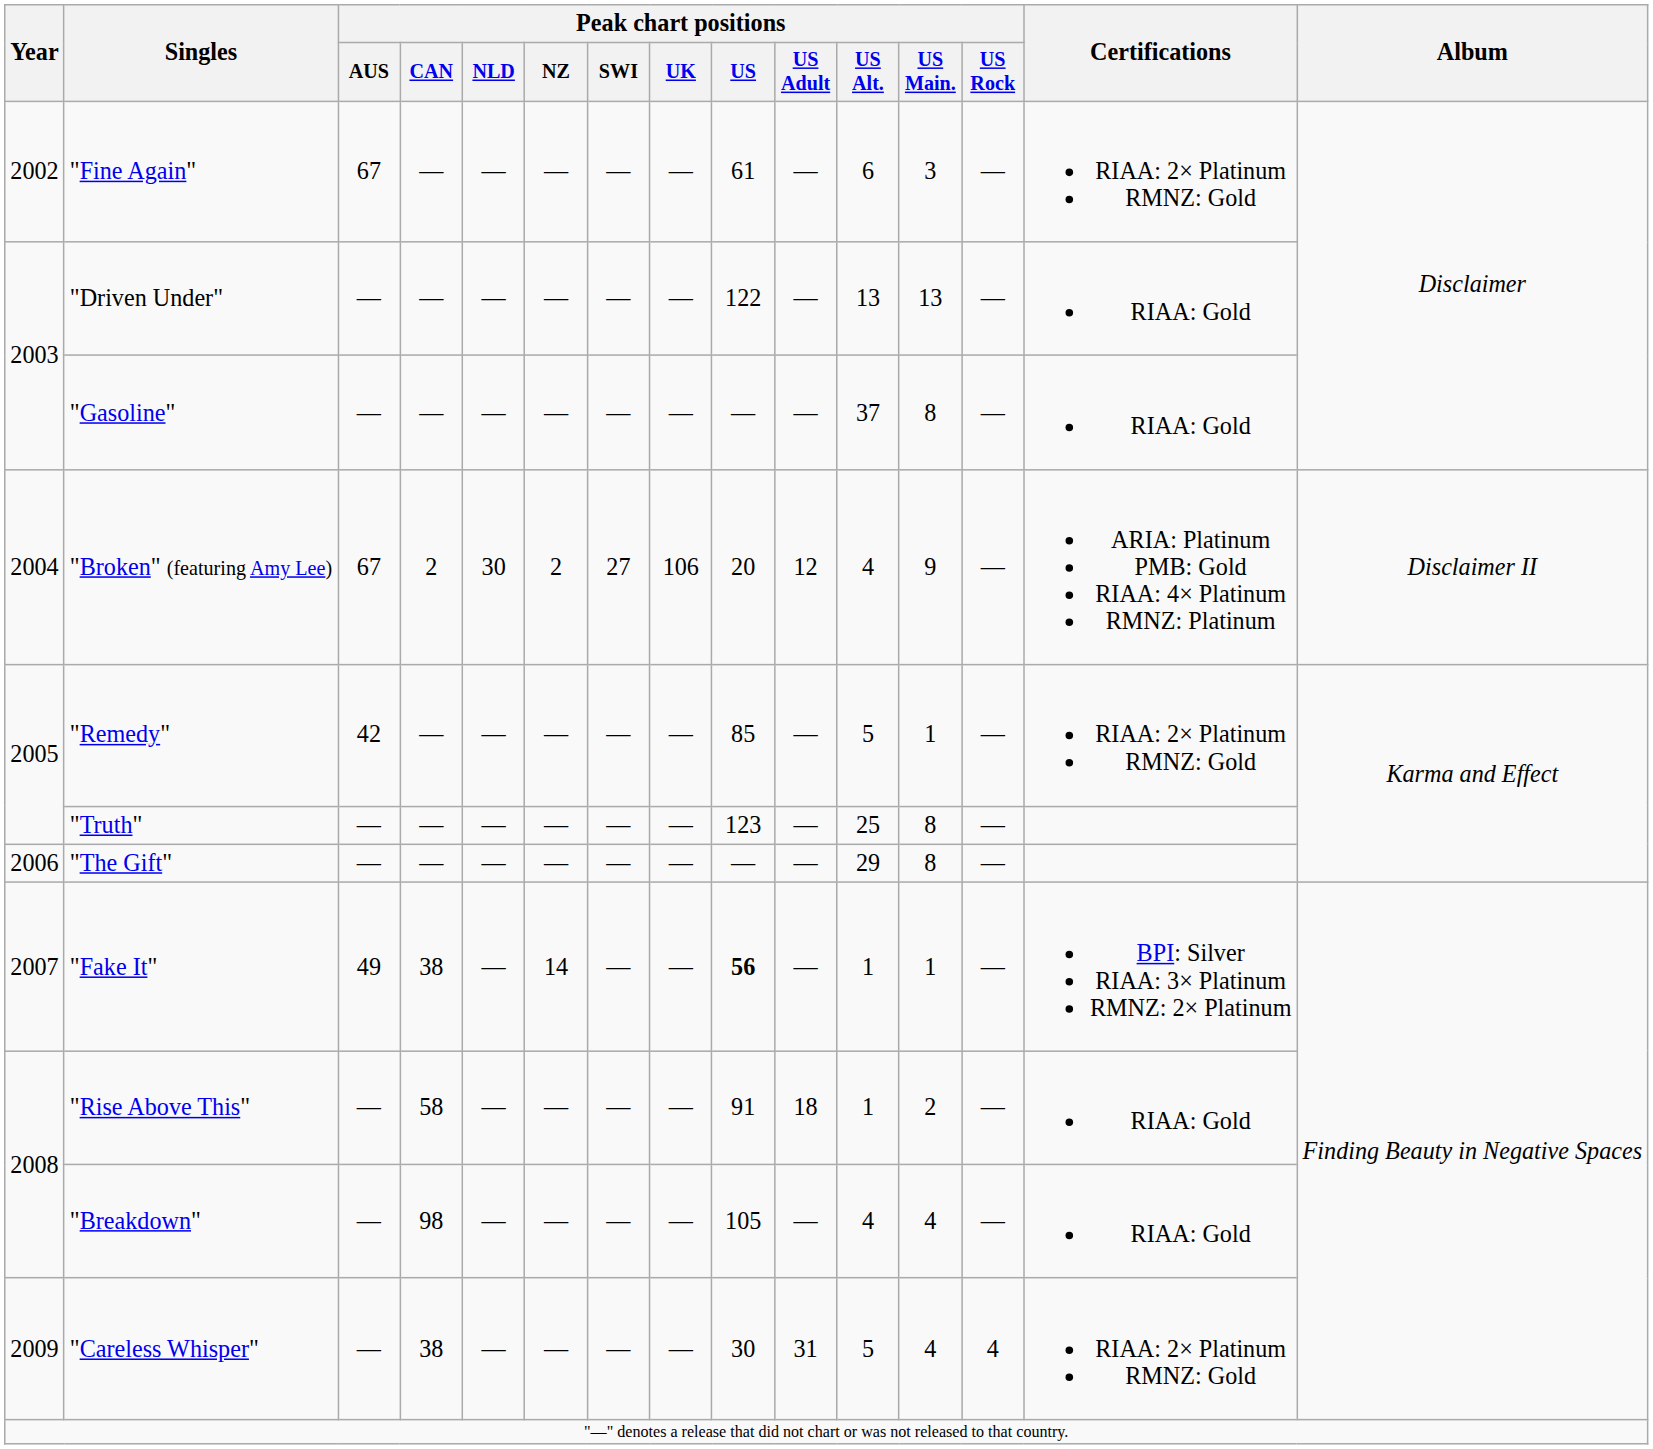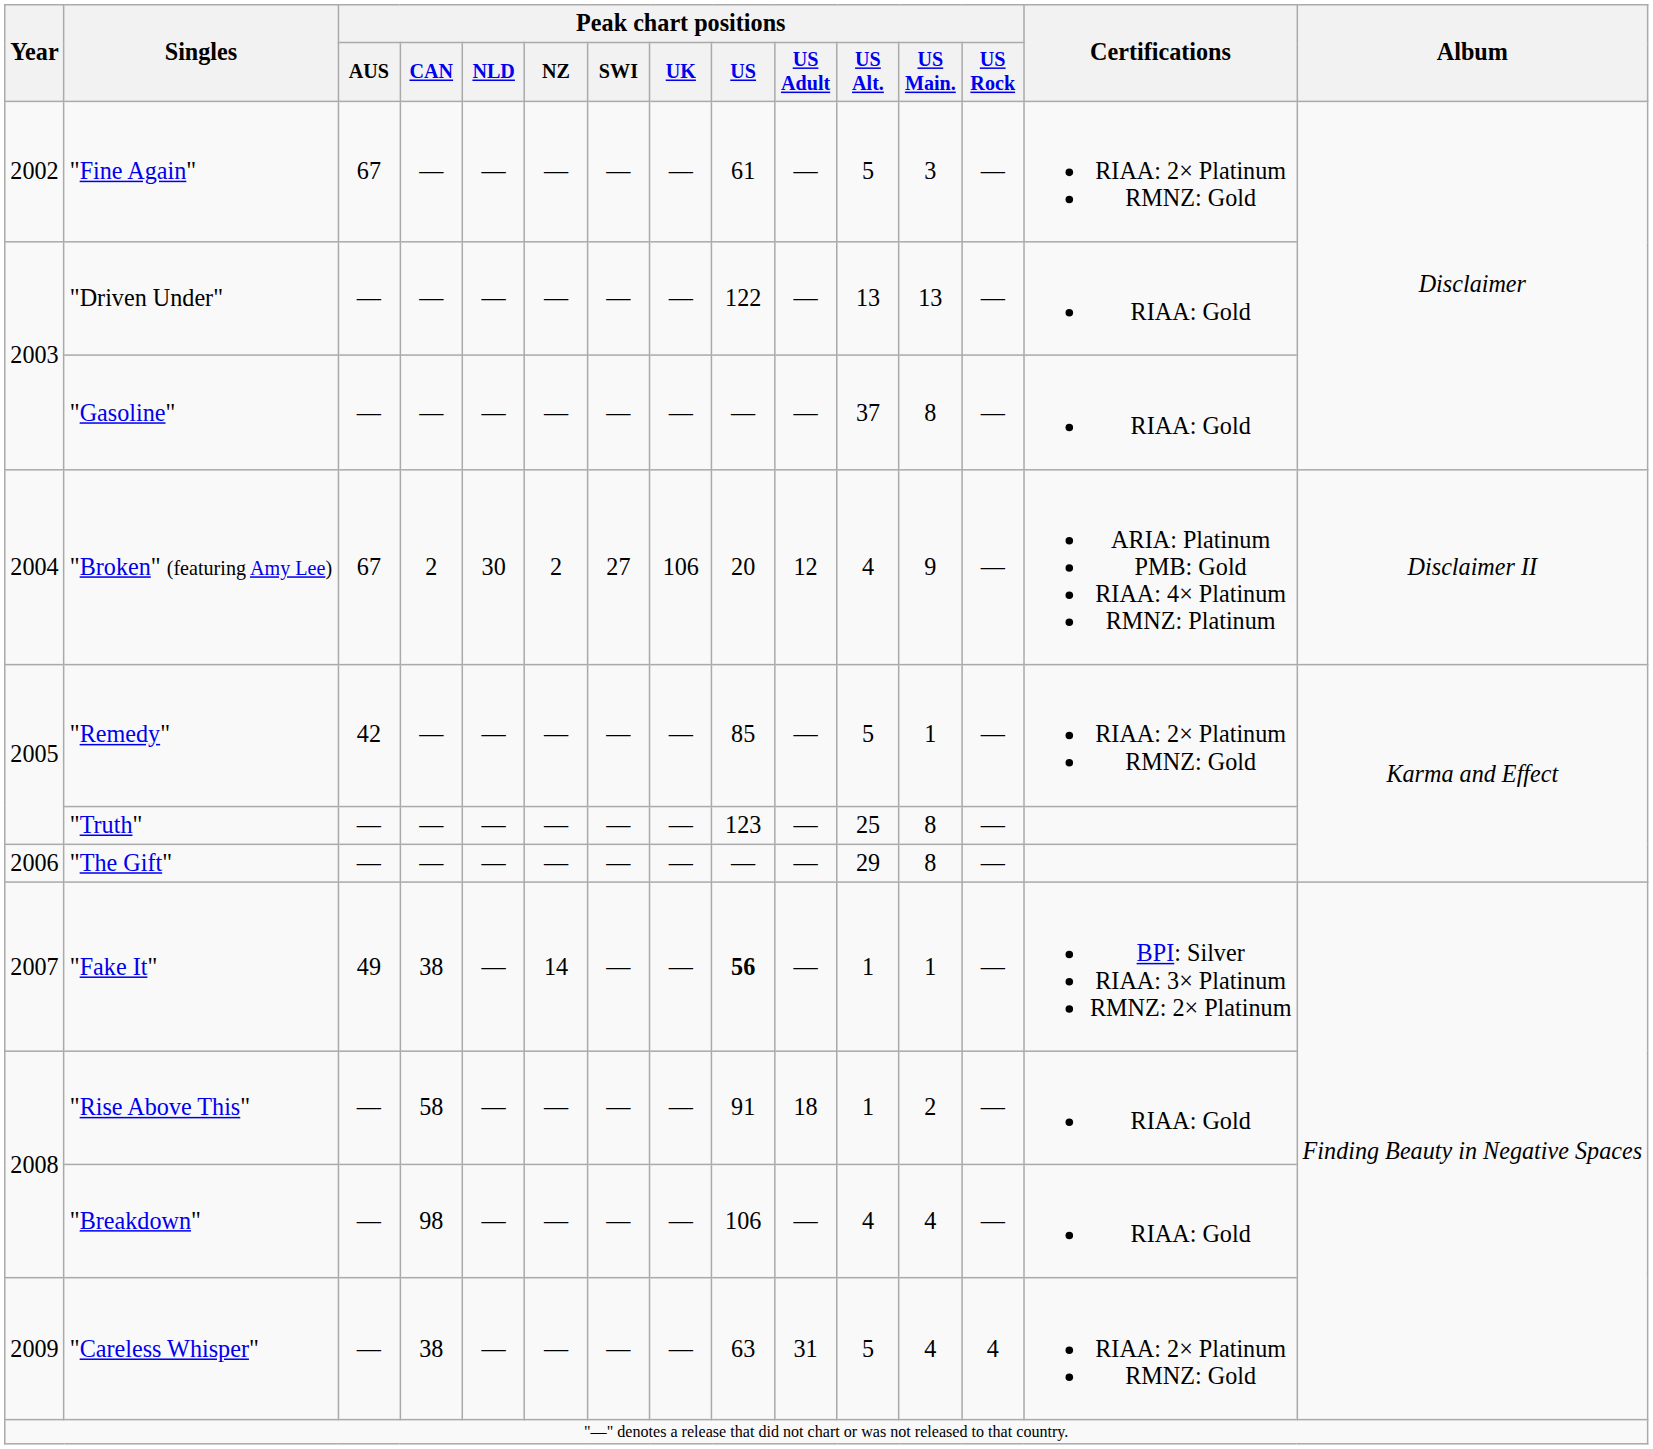(868, 171) 6 -> (868, 171) 5
(743, 1221) 105 -> (743, 1221) 106
(743, 1348) 30 -> (743, 1348) 63
